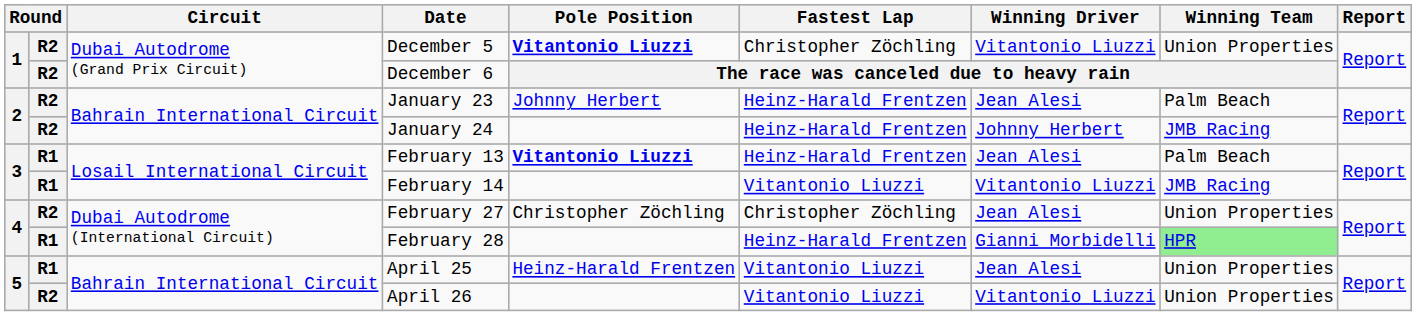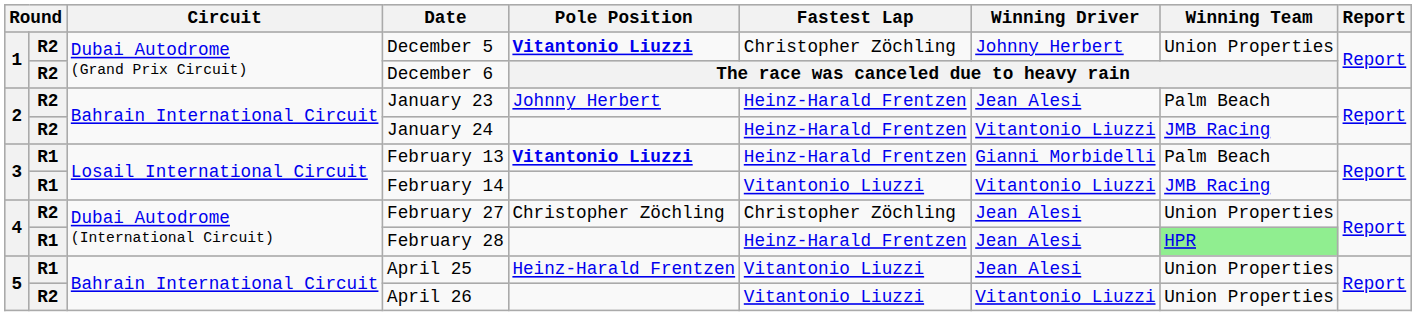(1065, 47) Vitantonio Liuzzi -> (1049, 47) Johnny Herbert
(1049, 130) Johnny Herbert -> (1065, 130) Vitantonio Liuzzi
(1028, 158) Jean Alesi -> (1065, 158) Gianni Morbidelli
(1065, 242) Gianni Morbidelli -> (1028, 242) Jean Alesi
